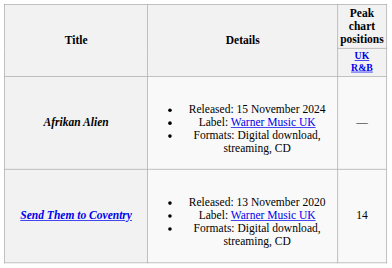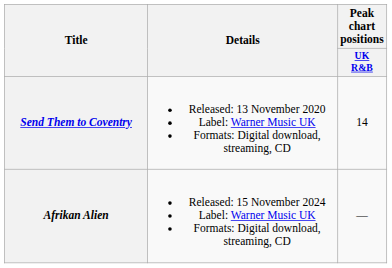rows swapped: (76, 216) <-> (76, 122)
